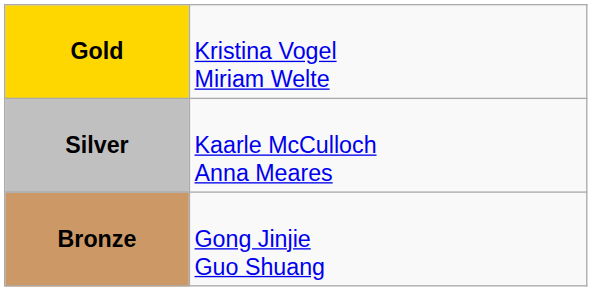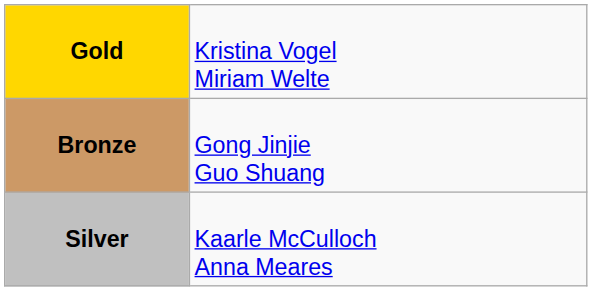rows swapped: (97, 144) <-> (97, 238)
